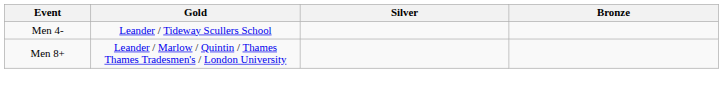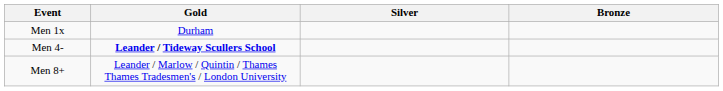+ row: (48, 30)
(195, 30) normal -> (195, 47) bold
